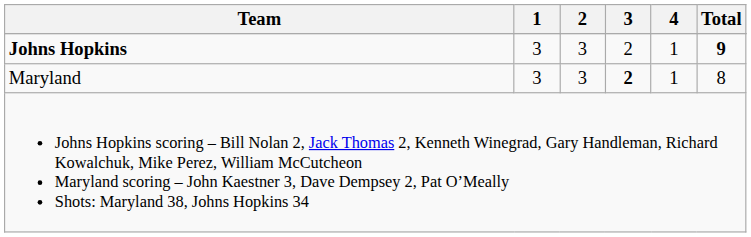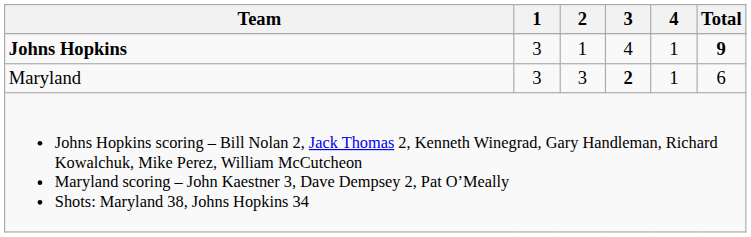(582, 48) 3 -> (582, 48) 1
(628, 48) 2 -> (628, 48) 4
(721, 78) 8 -> (721, 78) 6
